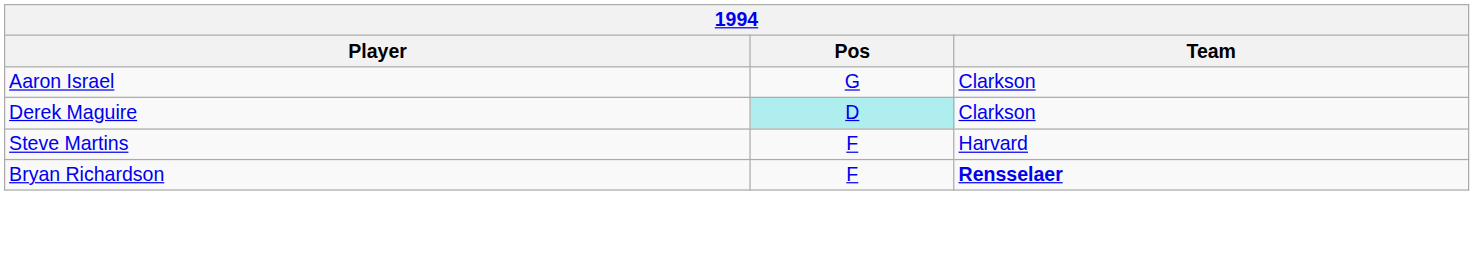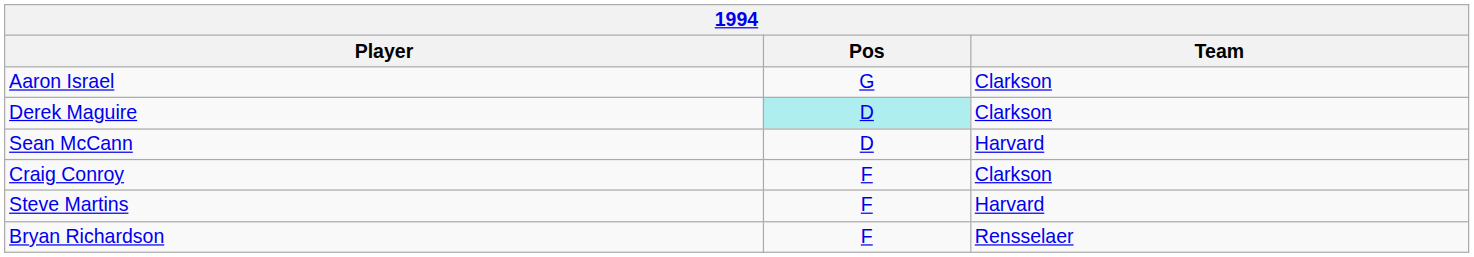+ row: (71, 143)
+ row: (67, 174)
(1011, 174) bold -> (1024, 236) normal
